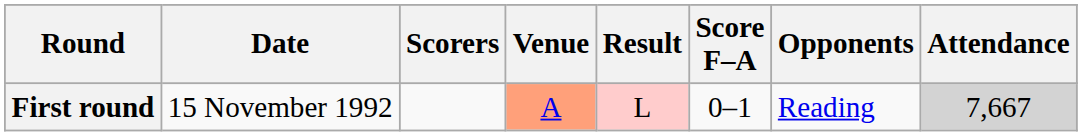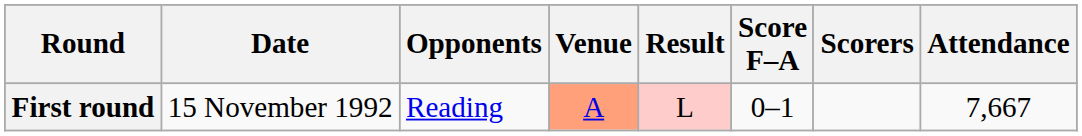columns swapped: (846, 43) <-> (453, 43)
(998, 106) lightgrey background -> (998, 106) no background
